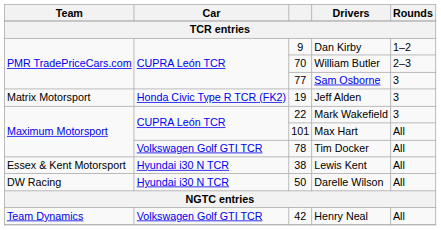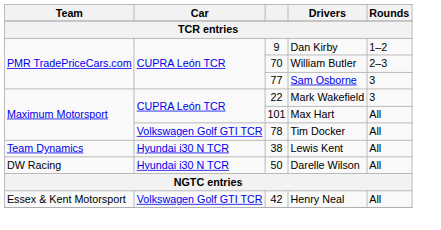- row: (338, 97)
(66, 165) Essex & Kent Motorsport -> (45, 148) Team Dynamics
(45, 216) Team Dynamics -> (66, 199) Essex & Kent Motorsport
